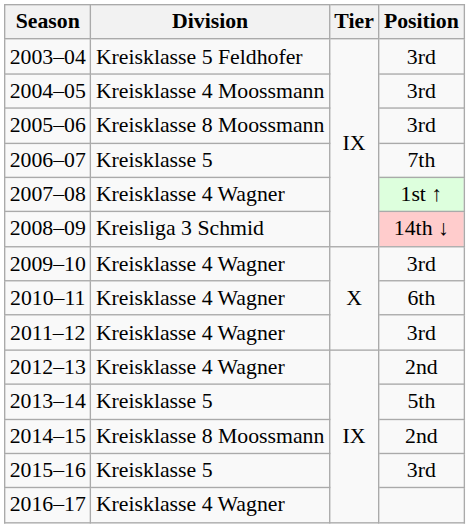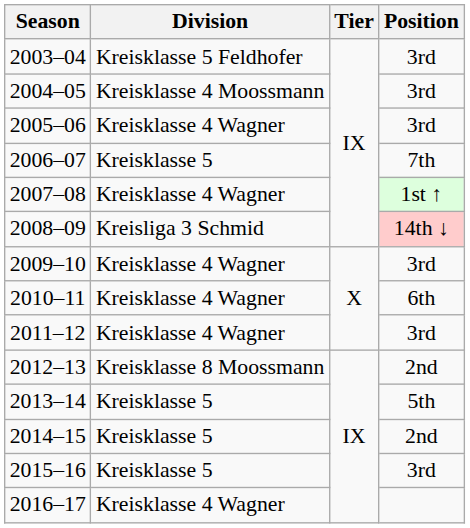(210, 125) Kreisklasse 8 Moossmann -> (190, 125) Kreisklasse 4 Wagner
(190, 366) Kreisklasse 4 Wagner -> (210, 366) Kreisklasse 8 Moossmann
(210, 435) Kreisklasse 8 Moossmann -> (154, 435) Kreisklasse 5
